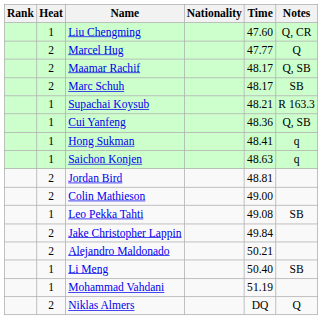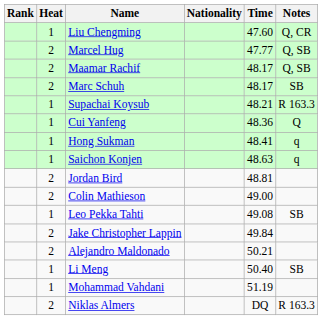(297, 50) Q -> (297, 50) Q, SB
(297, 123) Q, SB -> (297, 123) Q
(297, 305) Q -> (297, 305) R 163.3
